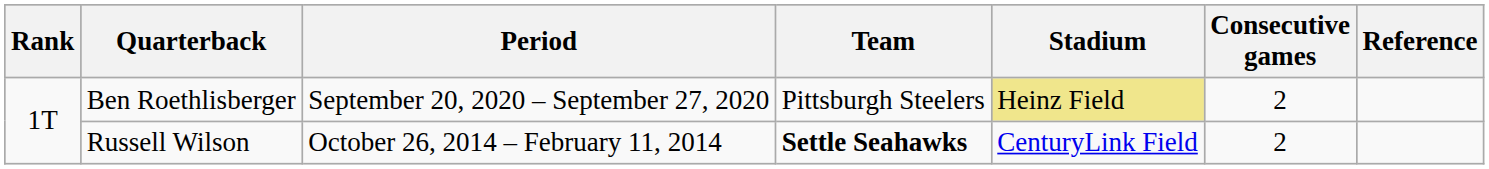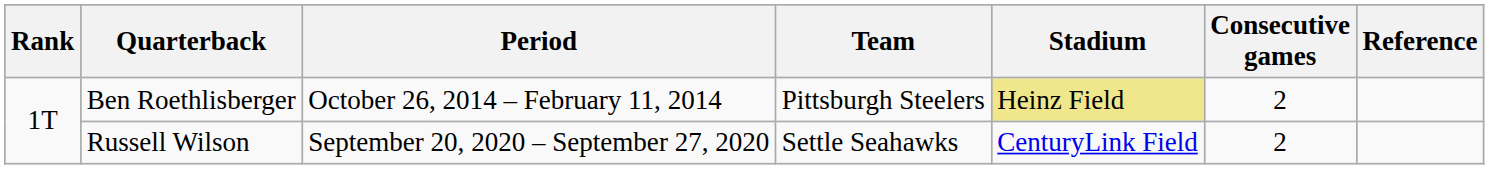(539, 99) September 20, 2020 – September 27, 2020 -> (515, 99) October 26, 2014 – February 11, 2014
(515, 142) October 26, 2014 – February 11, 2014 -> (539, 142) September 20, 2020 – September 27, 2020
(875, 142) bold -> (870, 142) normal
